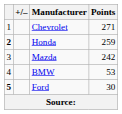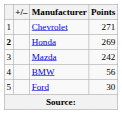(108, 42) 259 -> (108, 42) 269
(111, 72) 53 -> (111, 72) 56
(9, 87) bold -> (9, 87) normal
